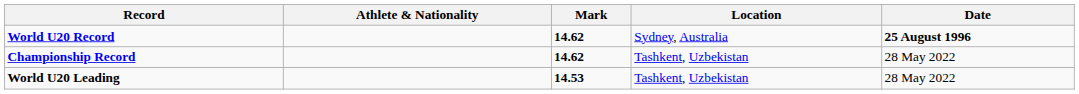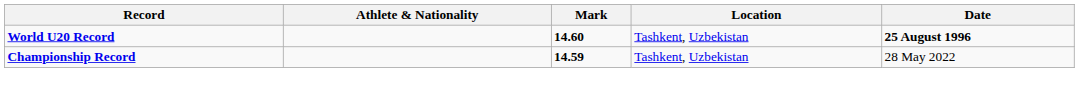(569, 36) 14.62 -> (569, 36) 14.60
(681, 36) Sydney, Australia -> (691, 36) Tashkent, Uzbekistan
(569, 57) 14.62 -> (569, 57) 14.59
- row: (64, 78)
